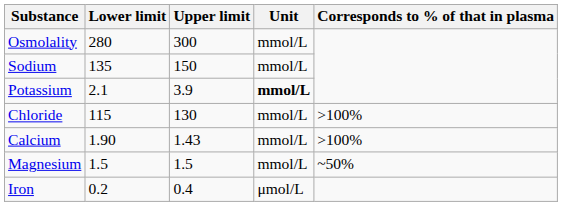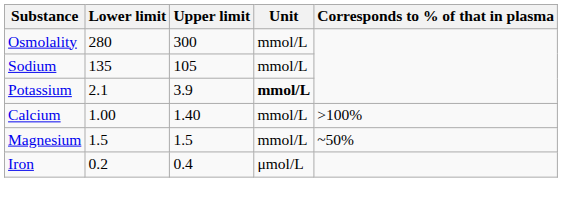(185, 66) 150 -> (185, 66) 105
- row: (35, 115)
(102, 139) 1.90 -> (102, 115) 1.00
(187, 139) 1.43 -> (187, 115) 1.40
